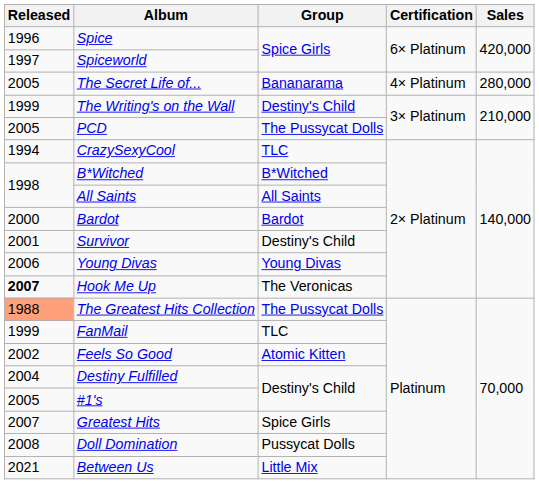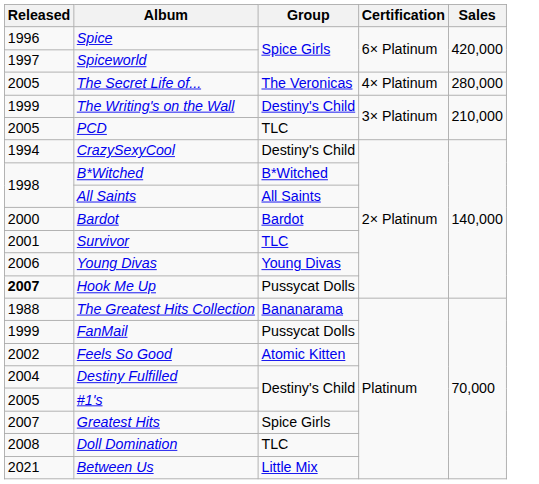(302, 83) Bananarama -> (307, 83) The Veronicas
(322, 128) The Pussycat Dolls -> (275, 128) TLC
(275, 151) TLC -> (308, 151) Destiny's Child
(308, 241) Destiny's Child -> (275, 241) TLC
(307, 286) The Veronicas -> (308, 286) Pussycat Dolls
(24, 309) lightsalmon background -> (24, 309) no background
(322, 309) The Pussycat Dolls -> (302, 309) Bananarama
(275, 331) TLC -> (308, 331) Pussycat Dolls
(308, 444) Pussycat Dolls -> (275, 444) TLC
